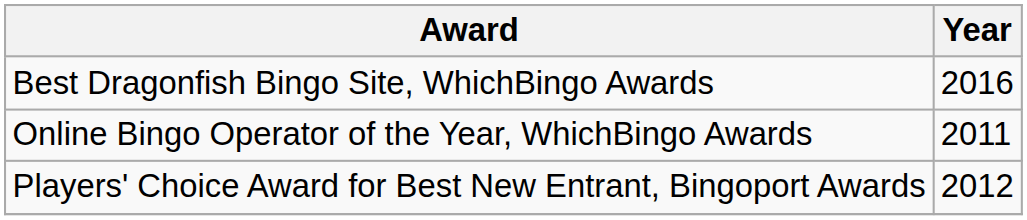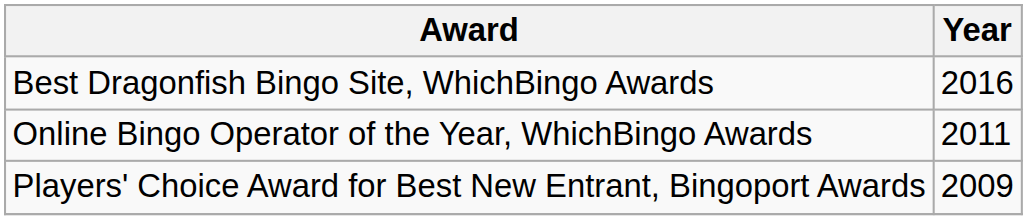(977, 186) 2012 -> (977, 186) 2009
